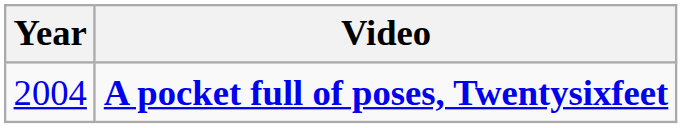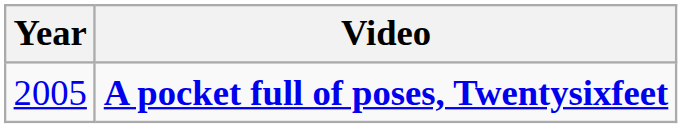(50, 91) 2004 -> (50, 91) 2005
